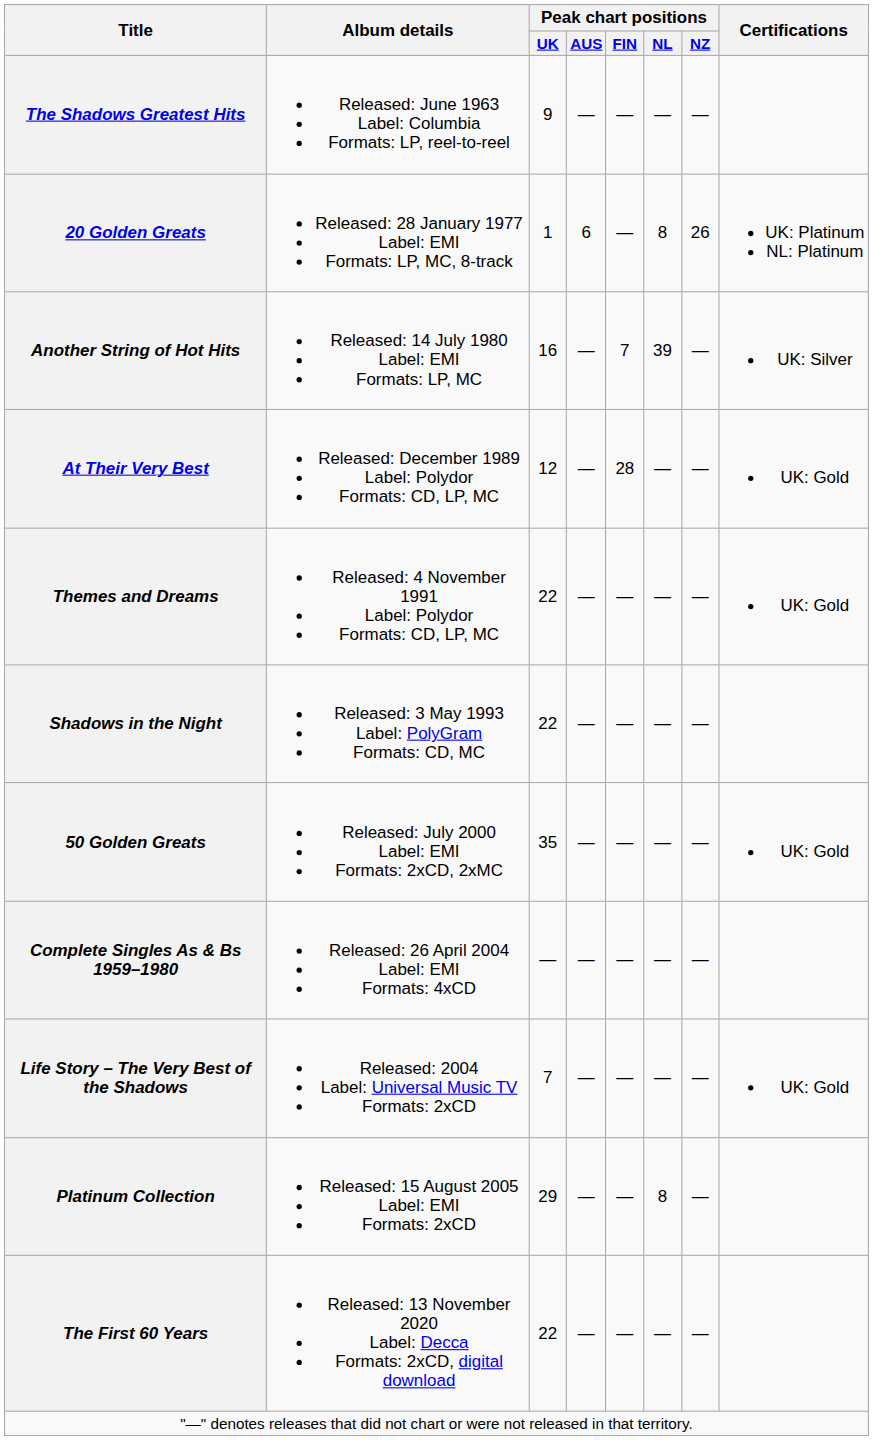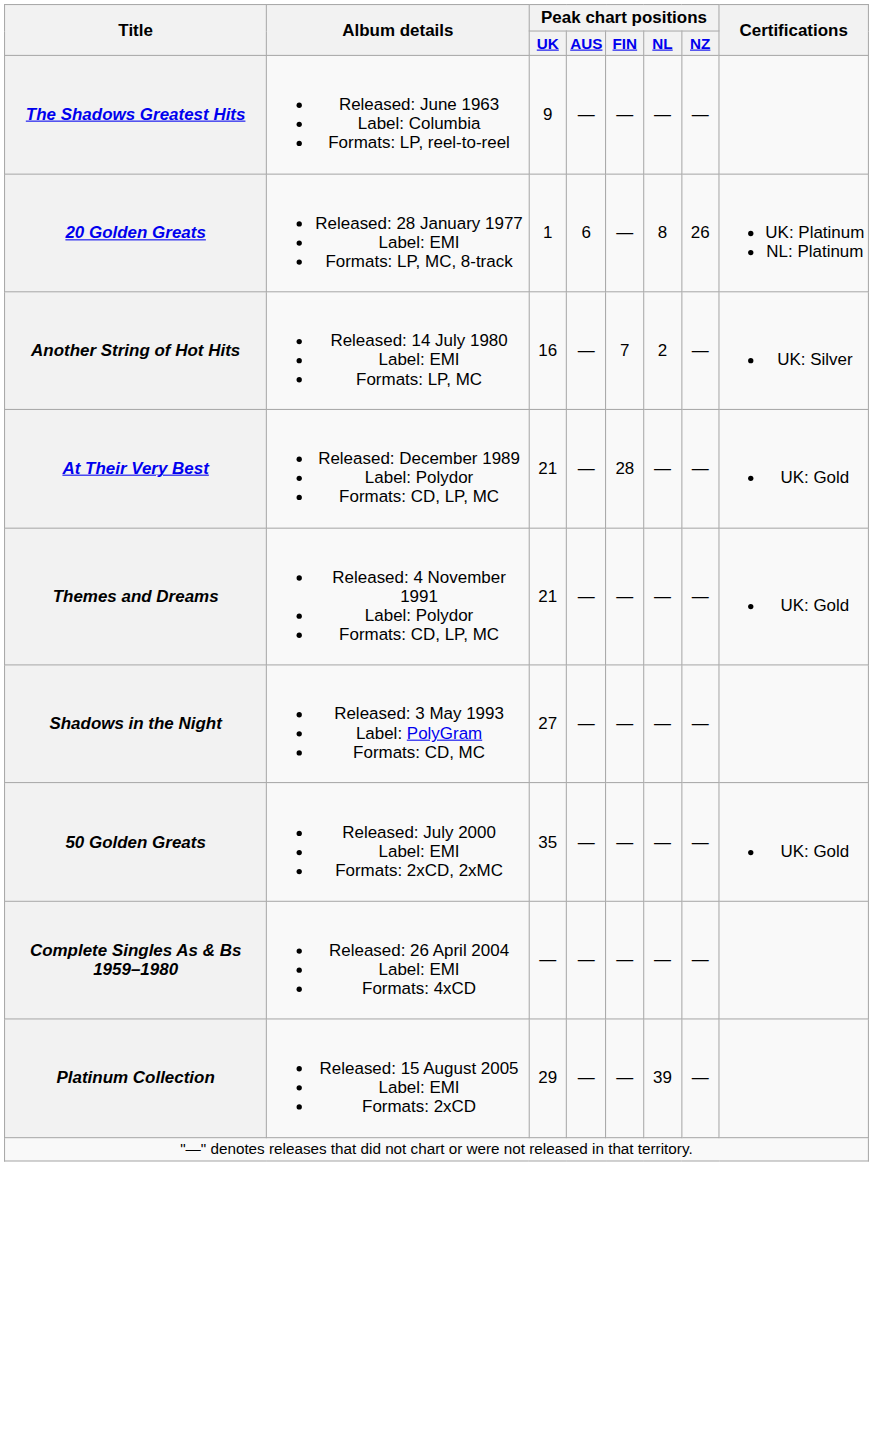(663, 350) 39 -> (663, 350) 2
(548, 468) 12 -> (548, 468) 21
(548, 596) 22 -> (548, 596) 21
(548, 723) 22 -> (548, 723) 27
- row: (136, 1078)
(663, 1196) 8 -> (663, 1078) 39
- row: (136, 1333)
